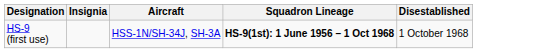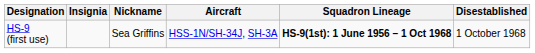+ column: (138, 12)
